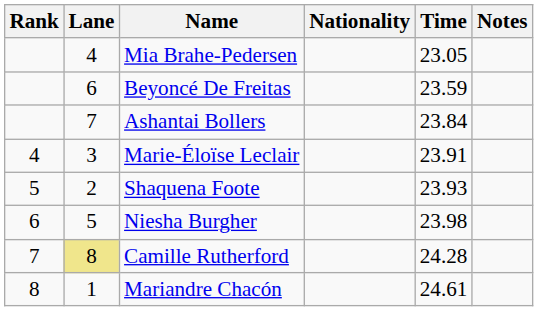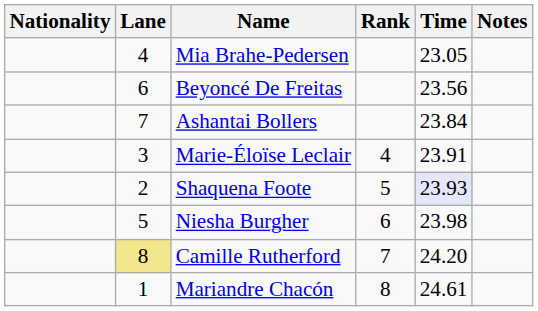columns swapped: (34, 21) <-> (360, 21)
(444, 88) 23.59 -> (444, 88) 23.56
(444, 188) no background -> (444, 188) lavender background
(444, 255) 24.28 -> (444, 255) 24.20
